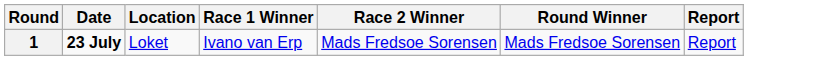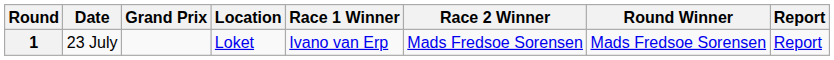+ column: (166, 17)
(94, 42) bold -> (92, 42) normal
